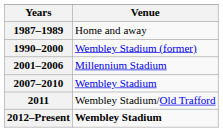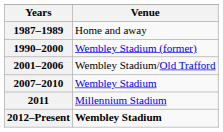(121, 65) Millennium Stadium -> (145, 65) Wembley Stadium/Old Trafford
(145, 100) Wembley Stadium/Old Trafford -> (121, 100) Millennium Stadium
